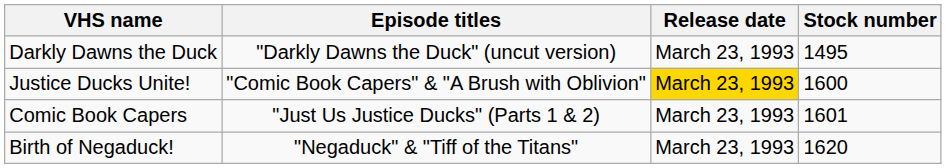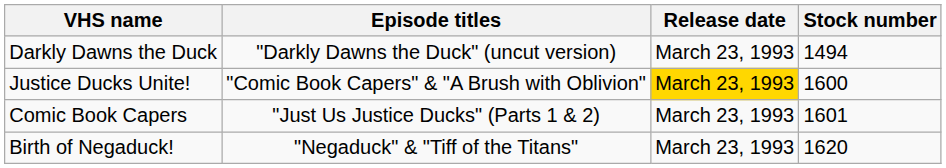(826, 52) 1495 -> (826, 52) 1494
